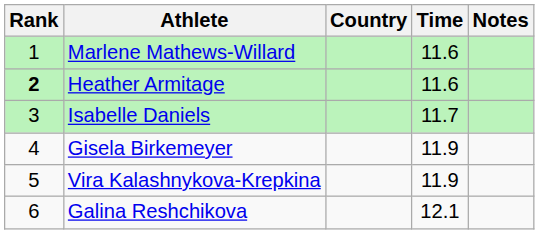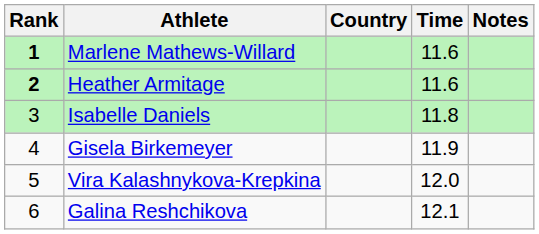(34, 52) normal -> (34, 52) bold
(440, 116) 11.7 -> (440, 116) 11.8
(440, 180) 11.9 -> (440, 180) 12.0
